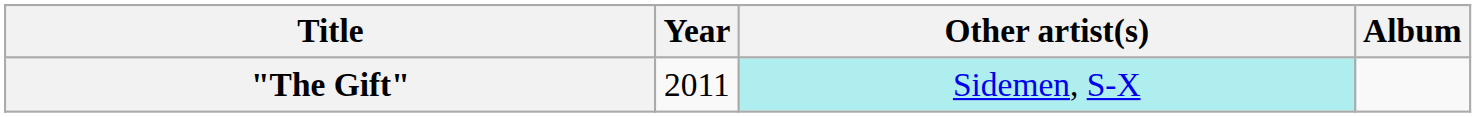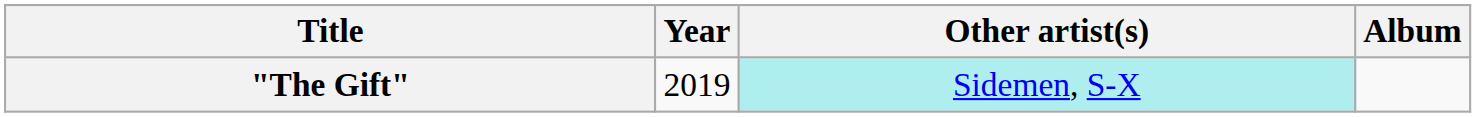(697, 84) 2011 -> (697, 84) 2019
